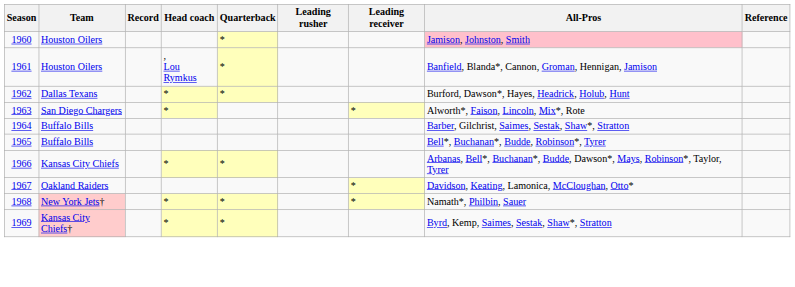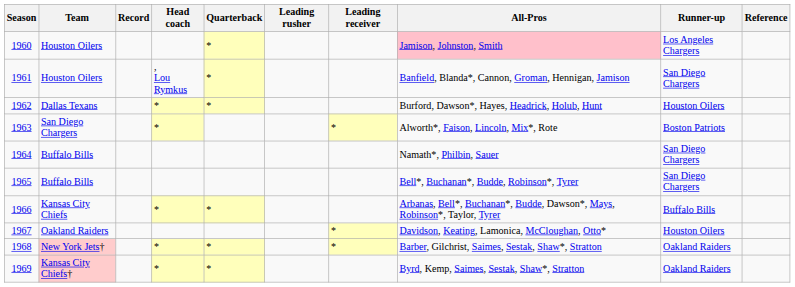+ column: (702, 18)
(528, 126) Barber, Gilchrist, Saimes, Sestak, Shaw*, Stratton -> (449, 154) Namath*, Philbin, Sauer
(476, 201) Namath*, Philbin, Sauer -> (501, 247) Barber, Gilchrist, Saimes, Sestak, Shaw*, Stratton
